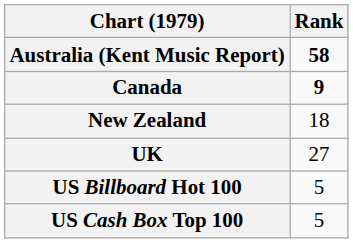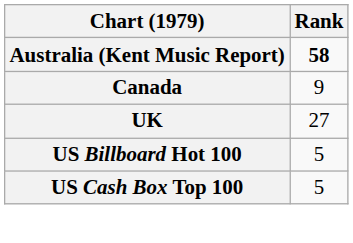(319, 87) bold -> (319, 87) normal
- row: (147, 120)
